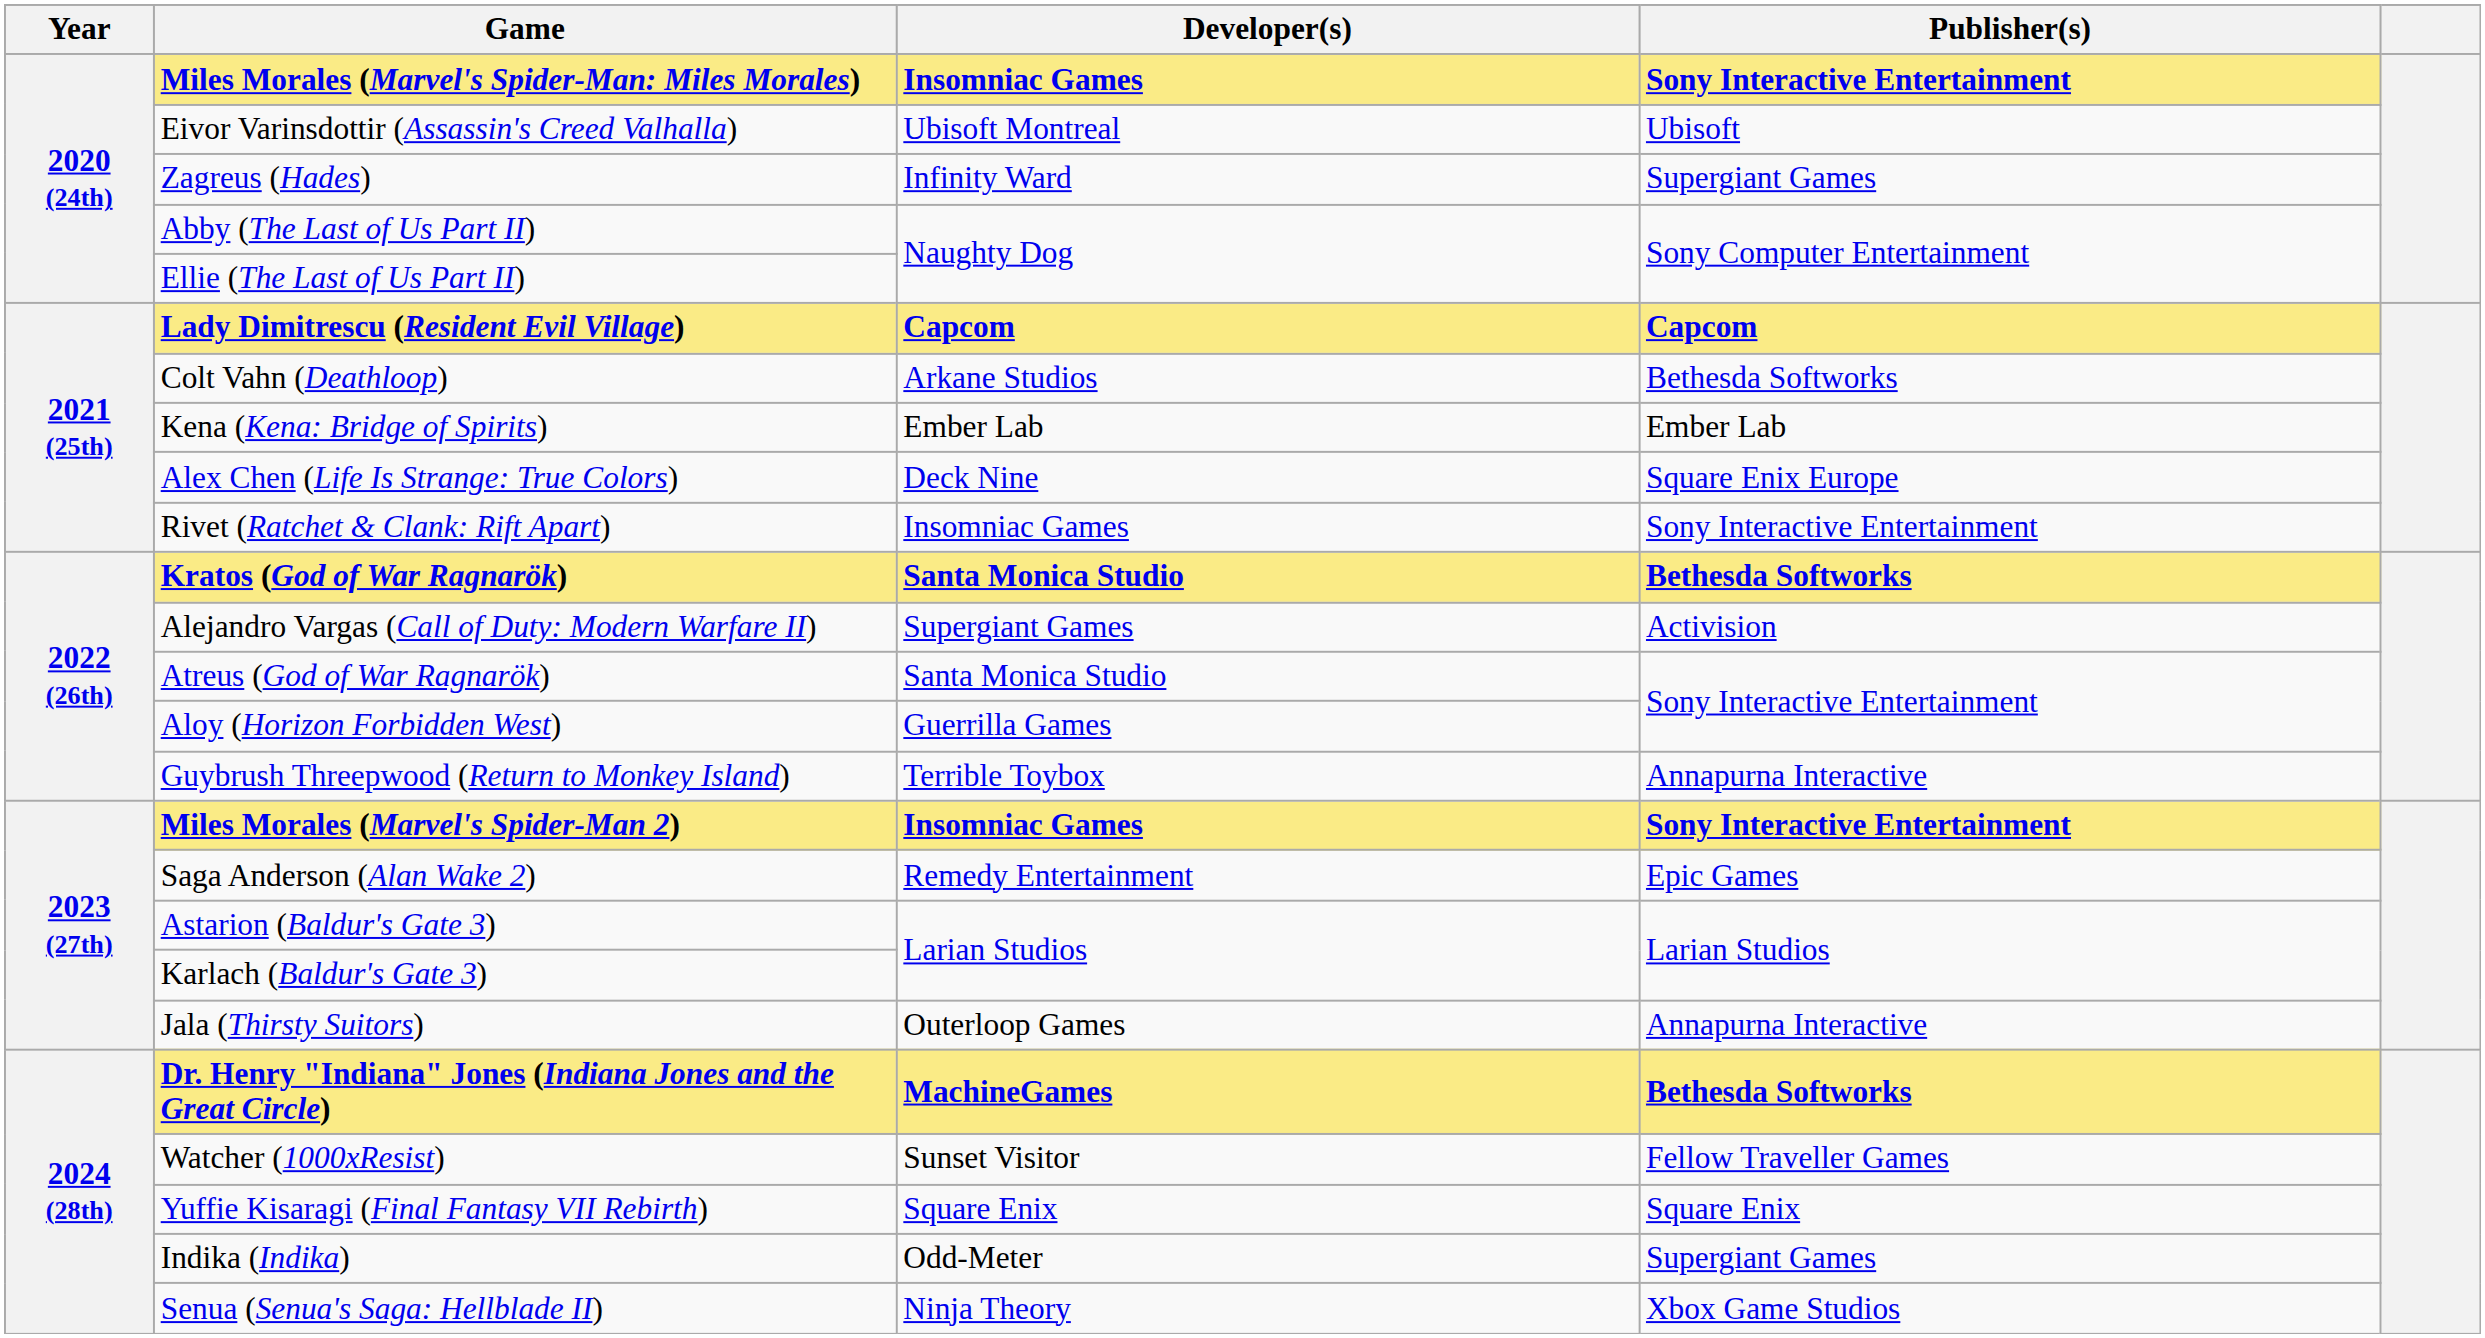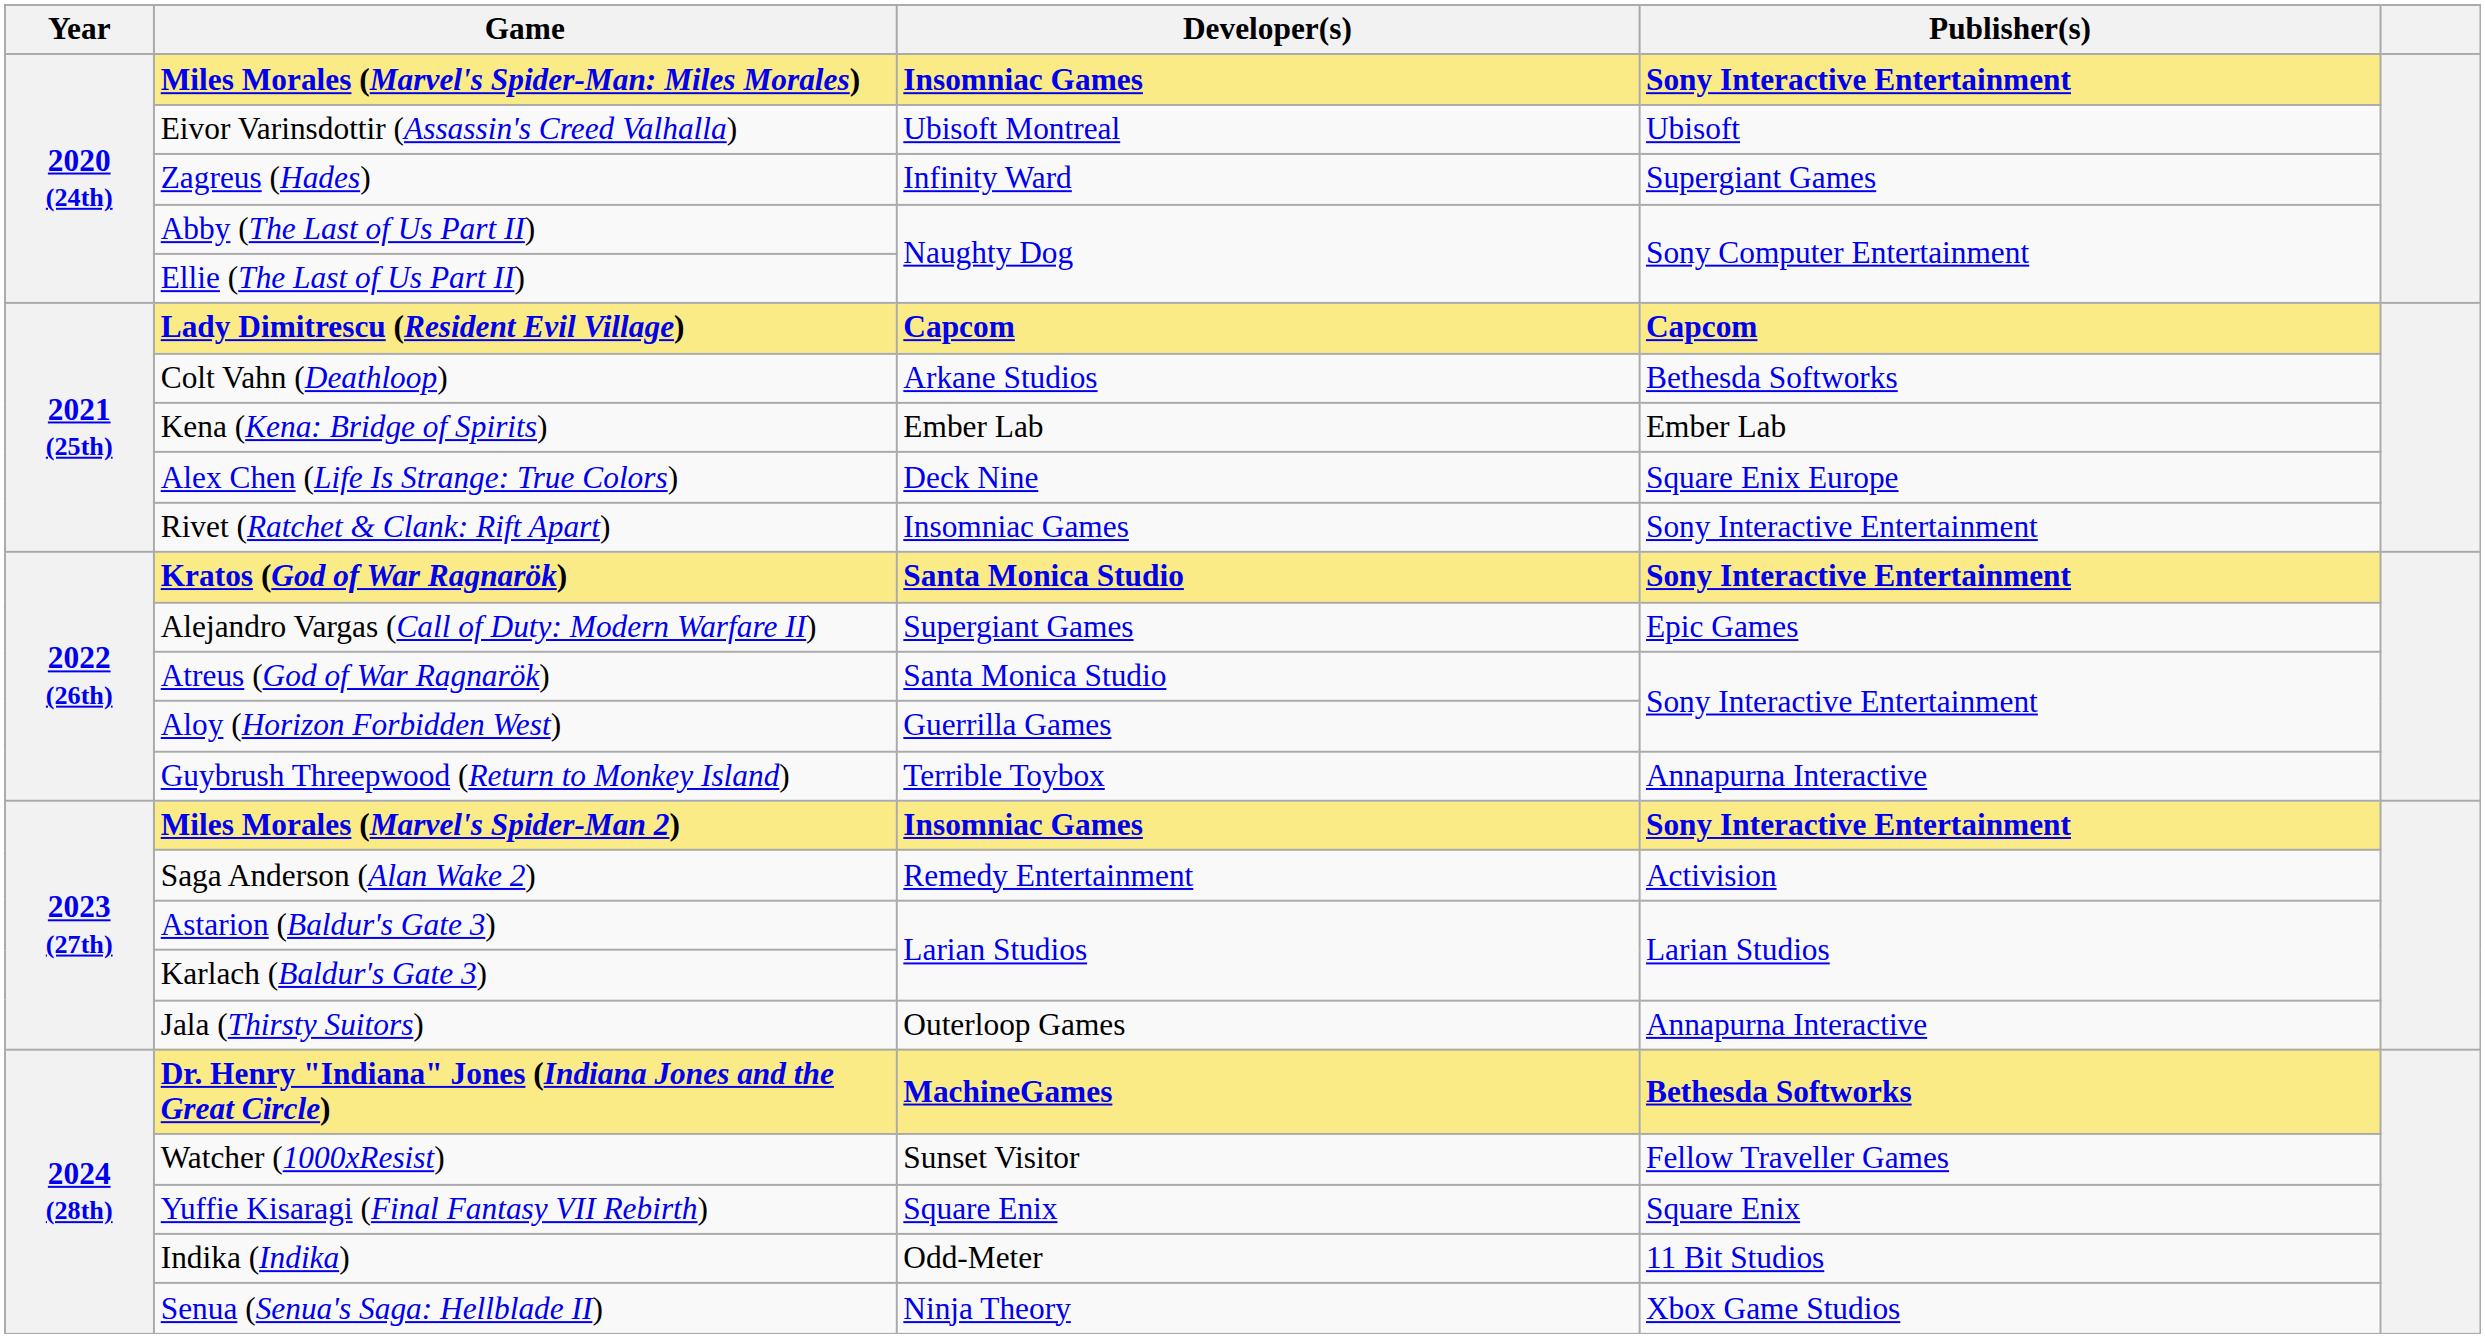(1779, 576) Bethesda Softworks -> (1858, 576) Sony Interactive Entertainment
(1711, 626) Activision -> (1722, 626) Epic Games
(1722, 874) Epic Games -> (1711, 874) Activision
(1761, 1258) Supergiant Games -> (1735, 1258) 11 Bit Studios
